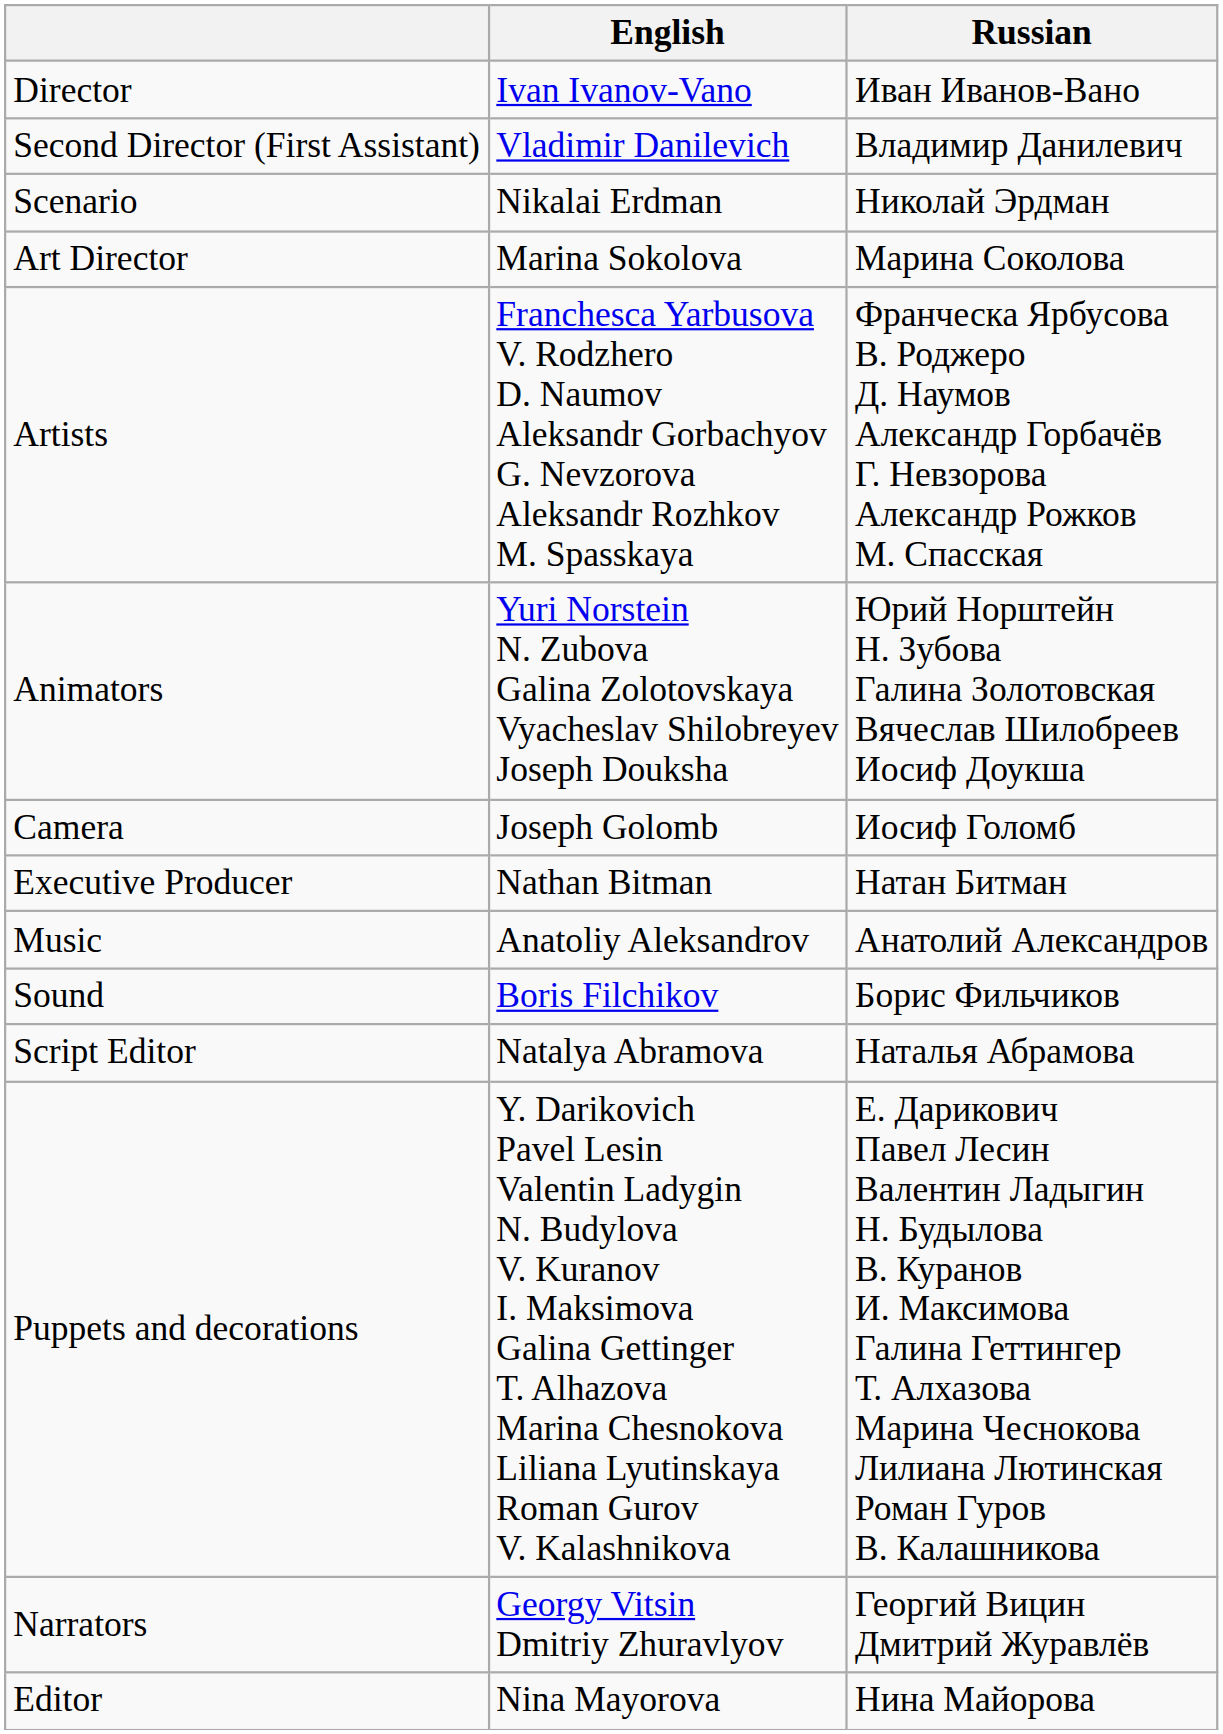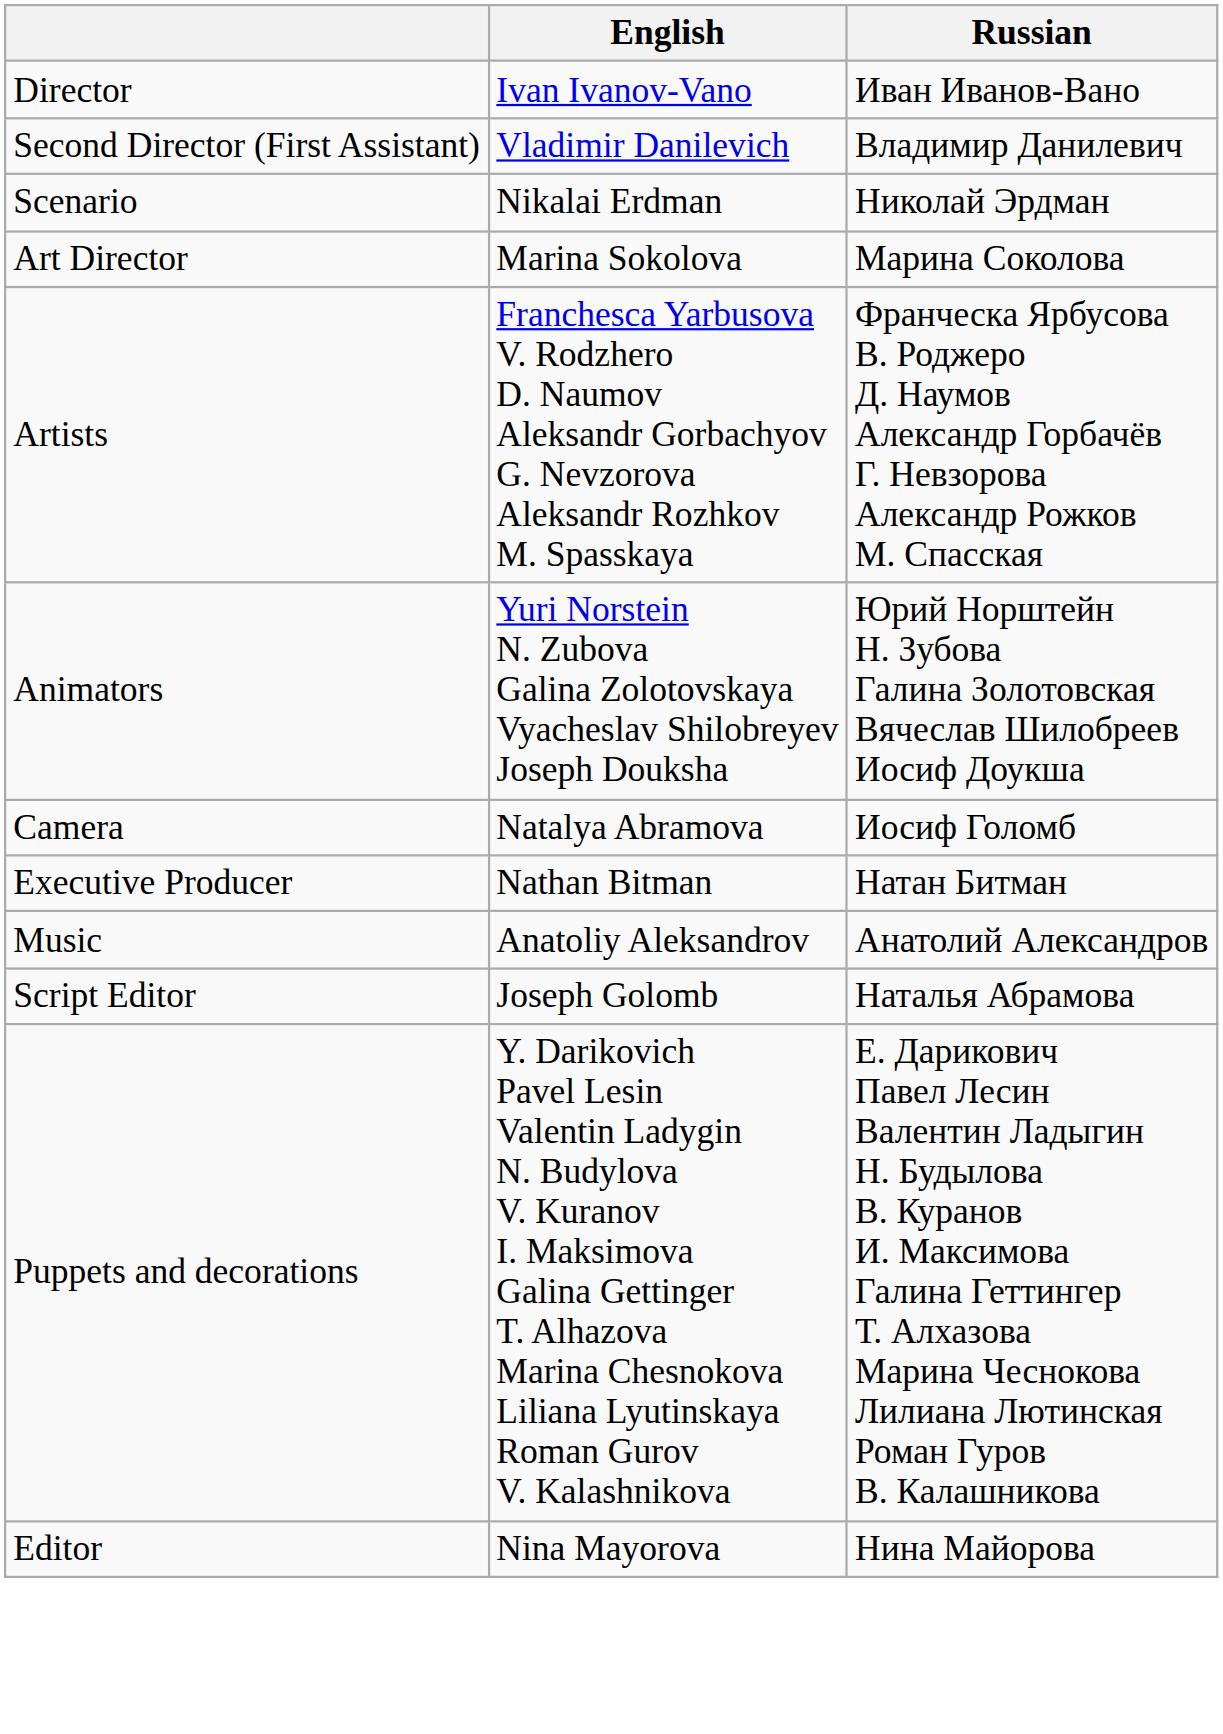(607, 826) Joseph Golomb -> (630, 826) Natalya Abramova
- row: (59, 995)
(630, 1051) Natalya Abramova -> (607, 995) Joseph Golomb
- row: (80, 1624)
